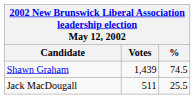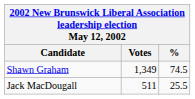(145, 69) 1,439 -> (145, 69) 1,349
